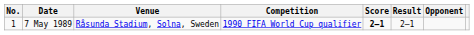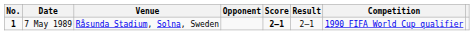columns swapped: (444, 11) <-> (292, 11)
(13, 24) normal -> (13, 24) bold
